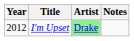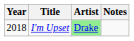(17, 28) 2012 -> (17, 28) 2018
